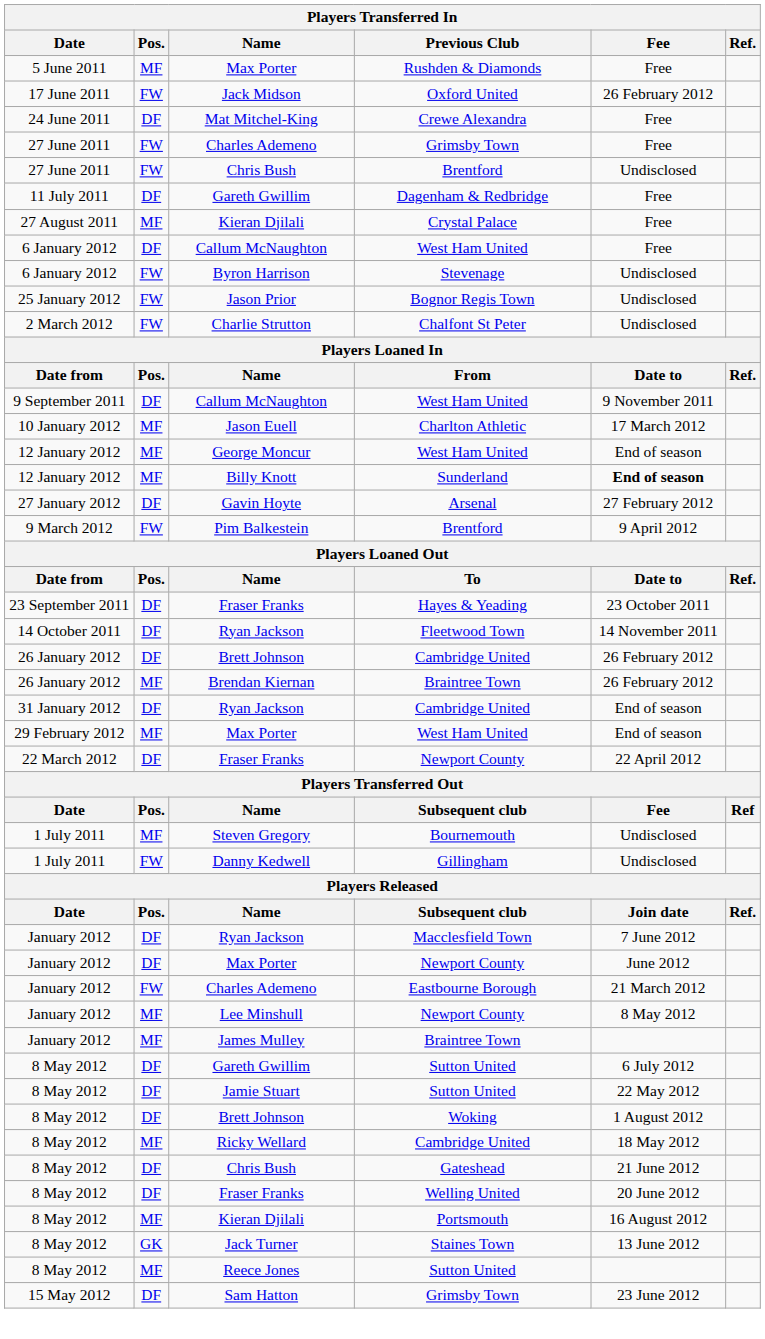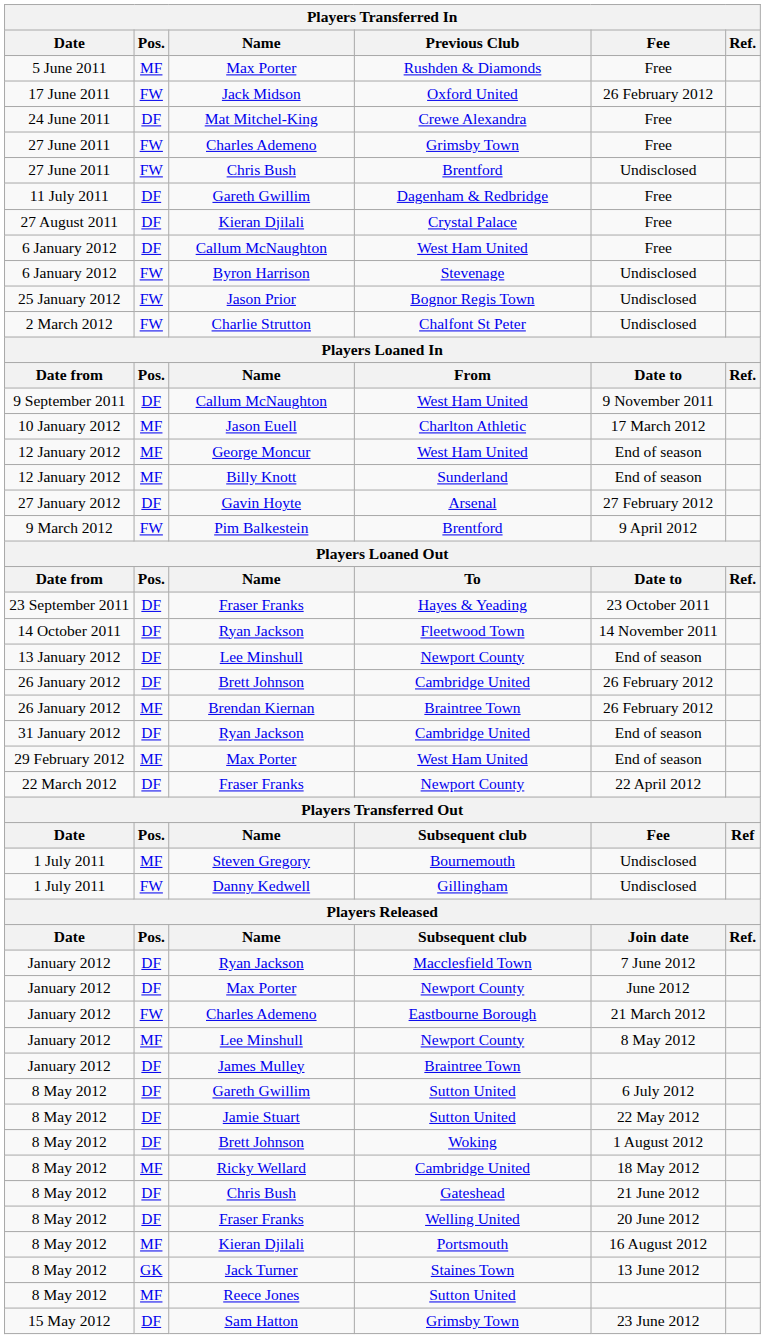(151, 221) MF -> (151, 221) DF
(658, 477) bold -> (658, 477) normal
+ row: (69, 656)
(151, 1040) MF -> (151, 1065) DF
